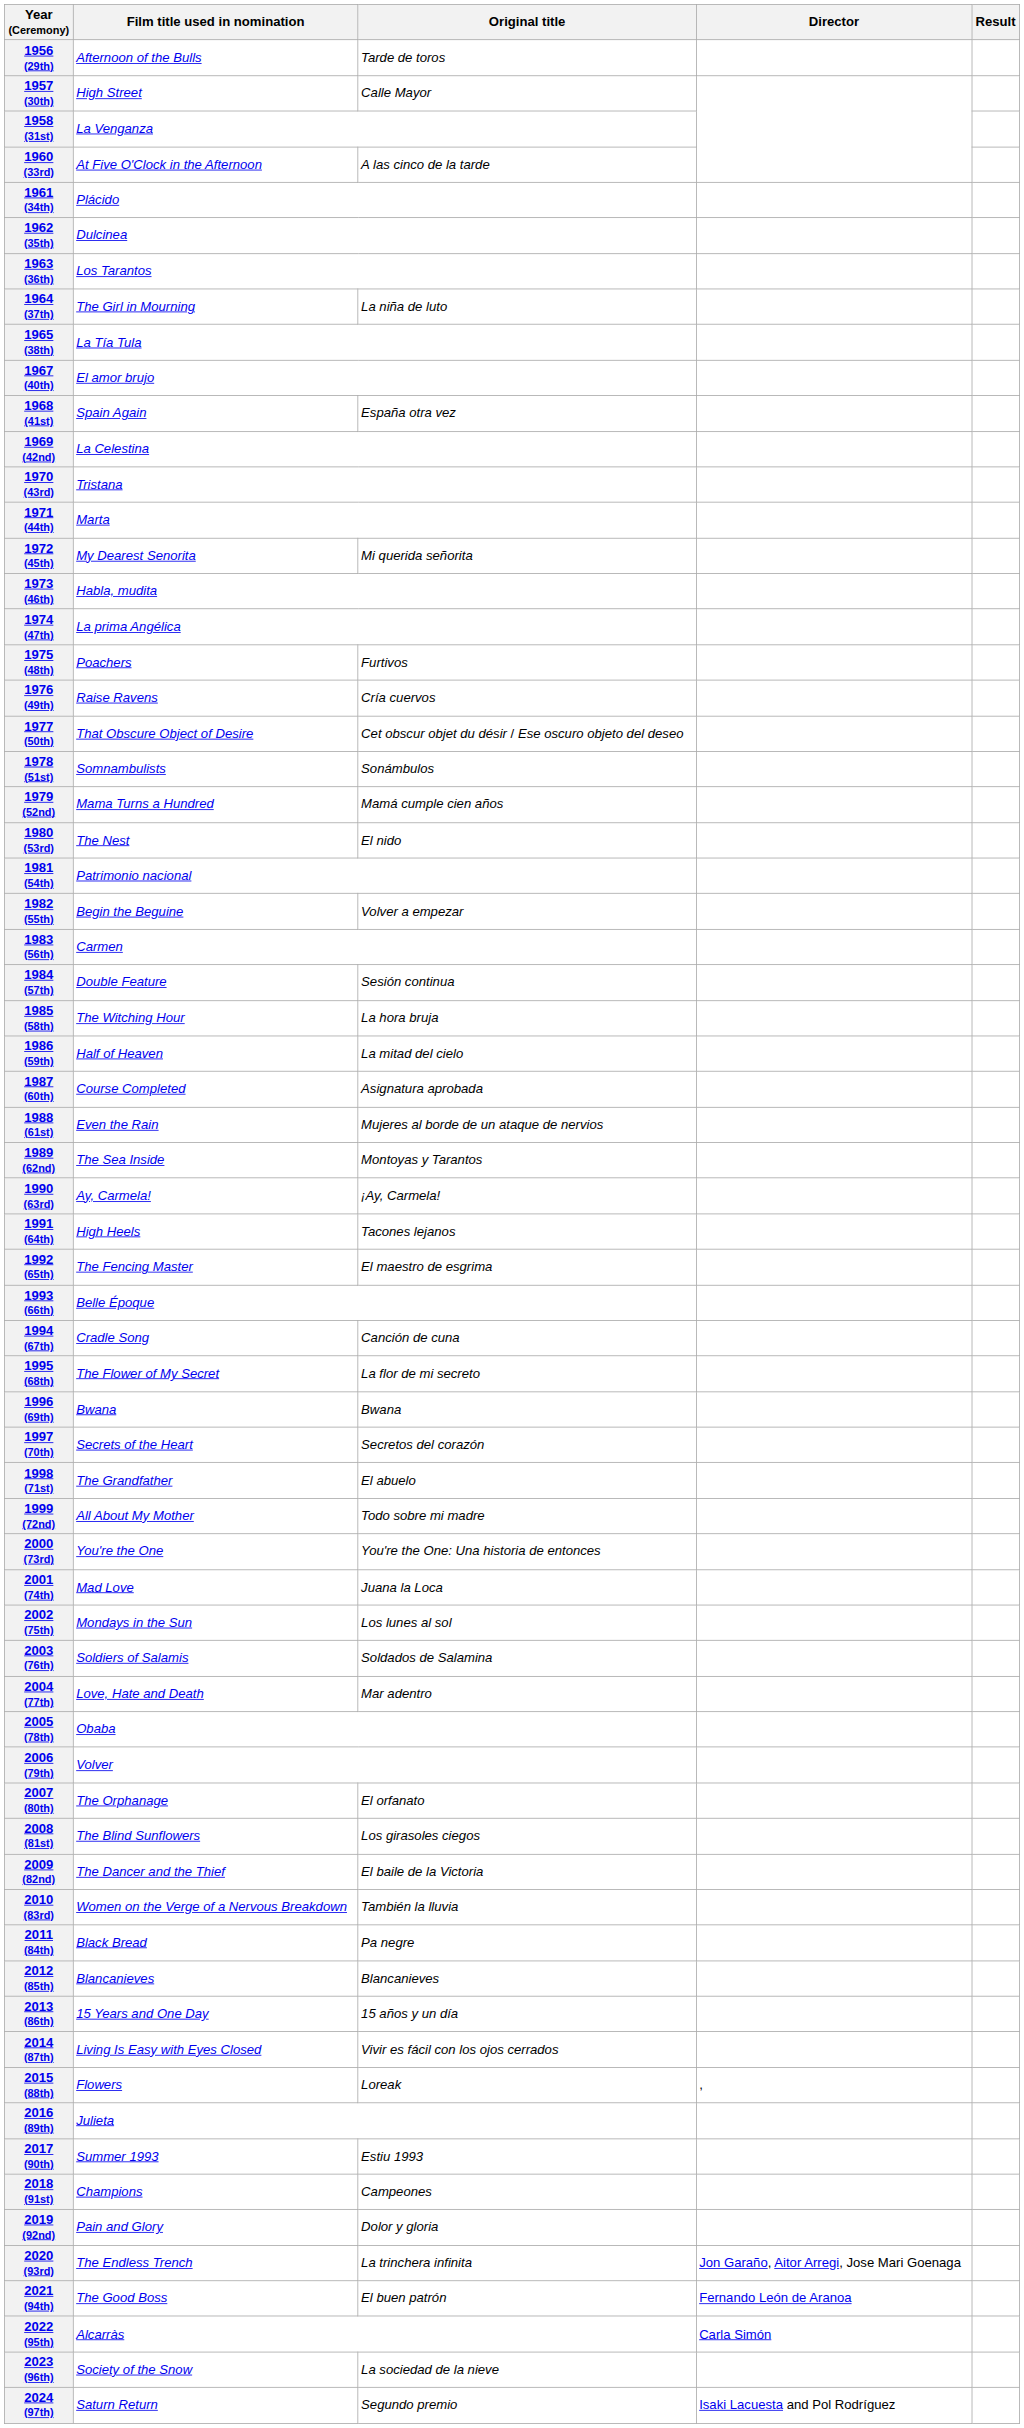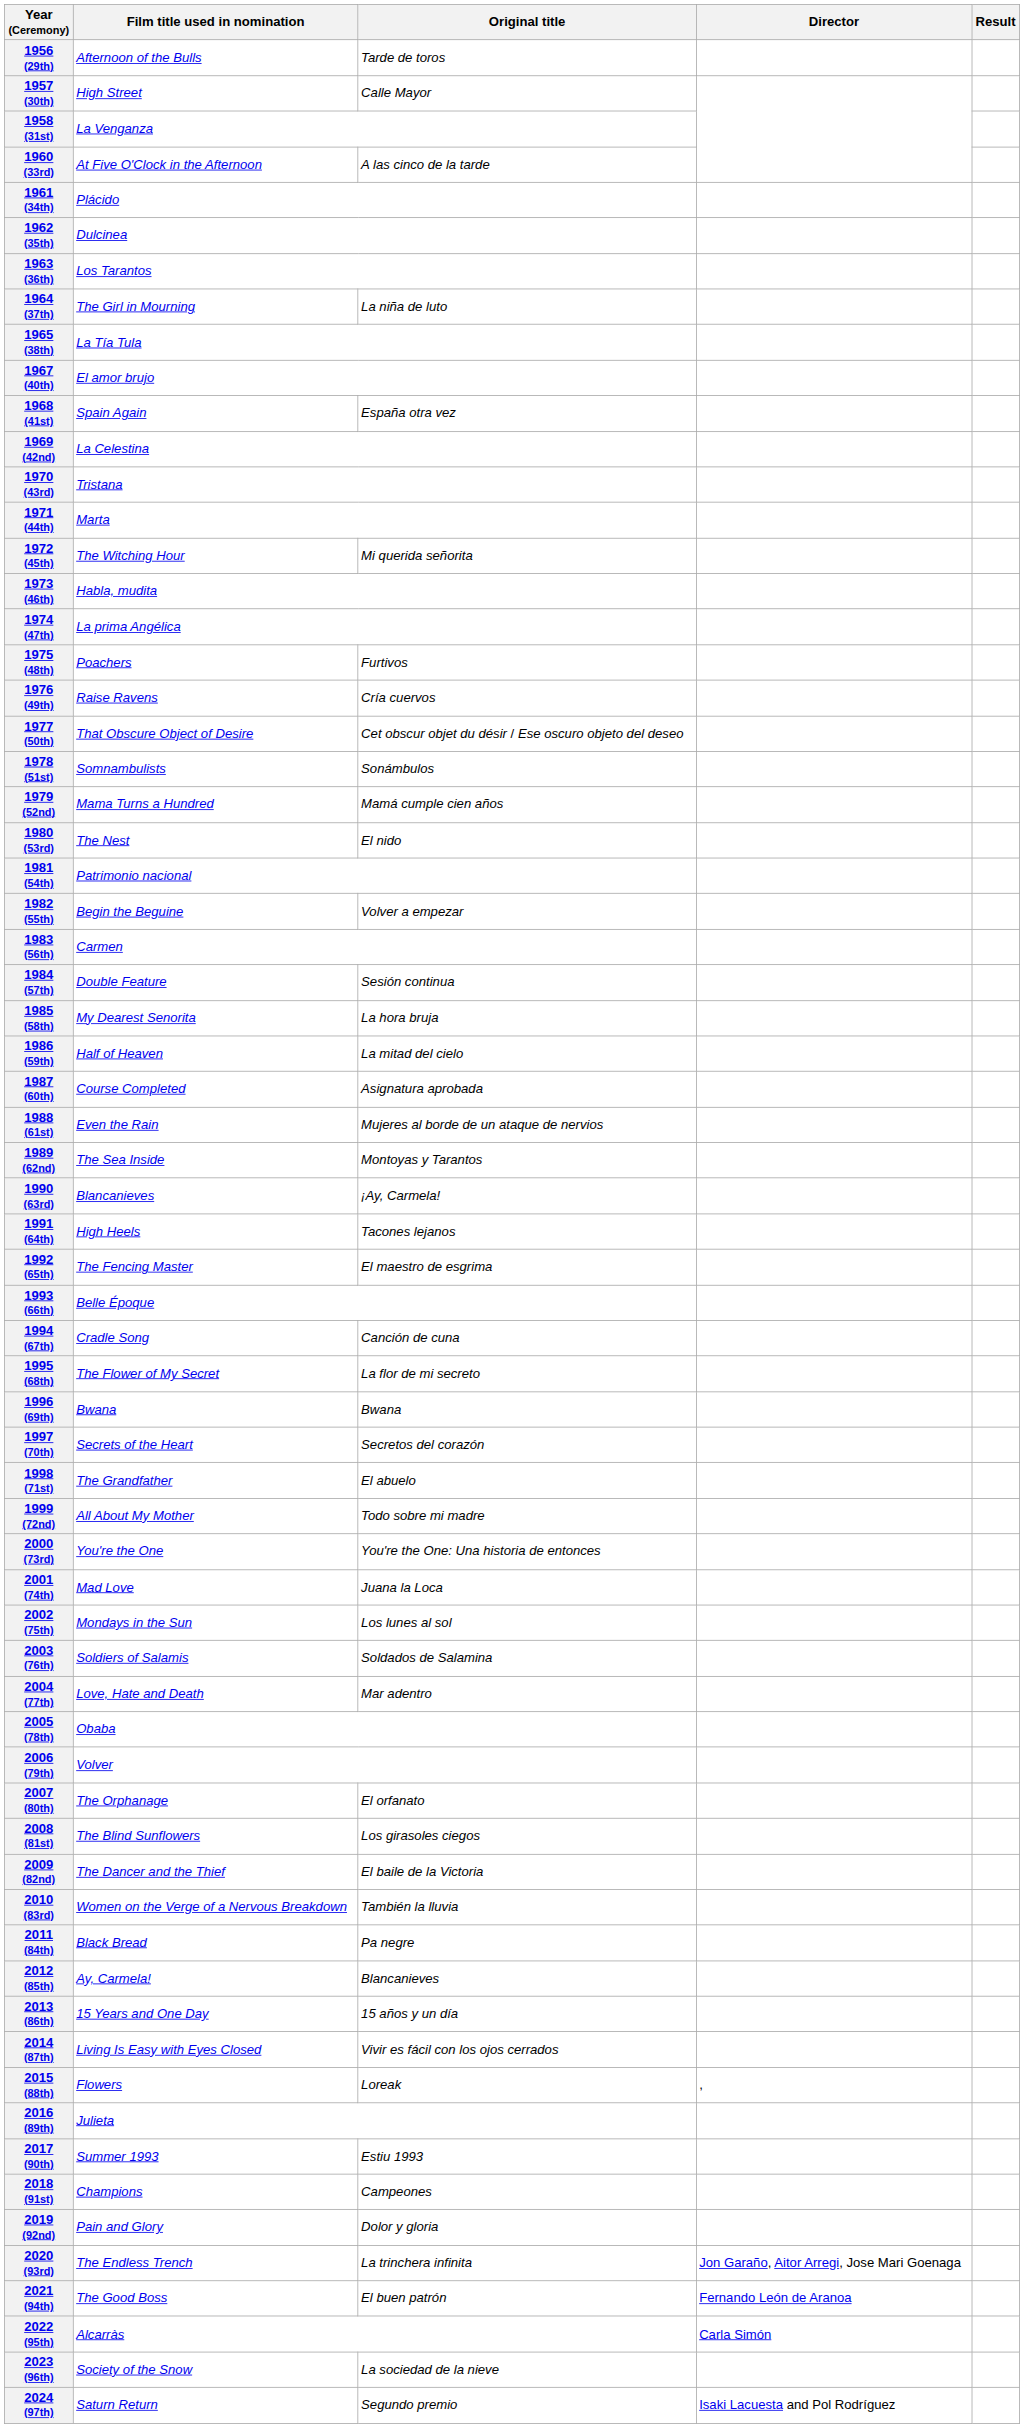(136, 555) My Dearest Senorita -> (130, 555) The Witching Hour
(130, 1018) The Witching Hour -> (136, 1018) My Dearest Senorita
(114, 1196) Ay, Carmela! -> (115, 1196) Blancanieves
(115, 1978) Blancanieves -> (114, 1978) Ay, Carmela!
